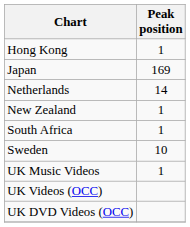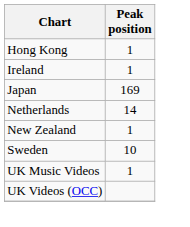+ row: (25, 69)
- row: (40, 130)
- row: (70, 211)
